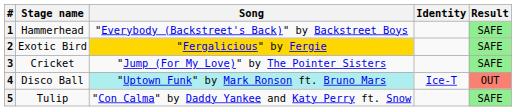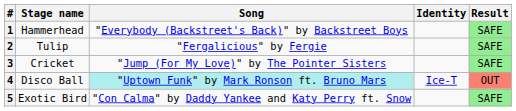(53, 47) Exotic Bird -> (53, 47) Tulip
(252, 47) gold background -> (252, 47) no background
(53, 98) Tulip -> (53, 98) Exotic Bird
